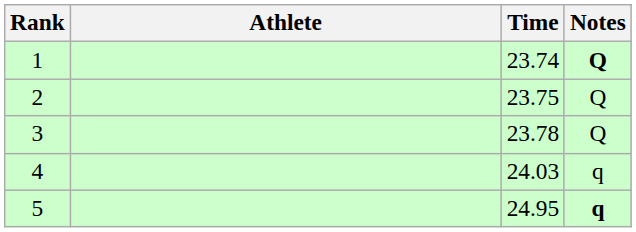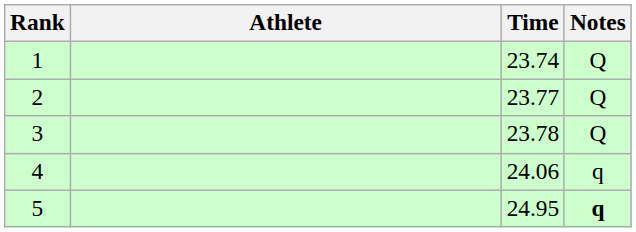(598, 60) bold -> (598, 60) normal
(533, 97) 23.75 -> (533, 97) 23.77
(533, 171) 24.03 -> (533, 171) 24.06
